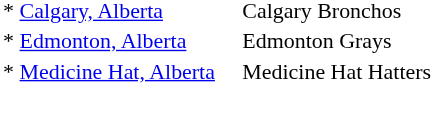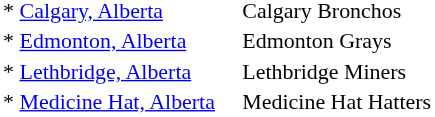+ row: (97, 71)
